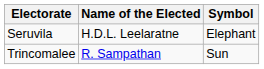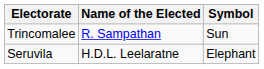rows swapped: (30, 34) <-> (41, 53)
